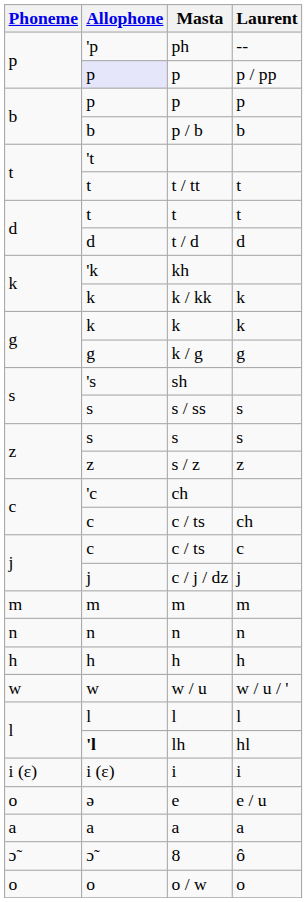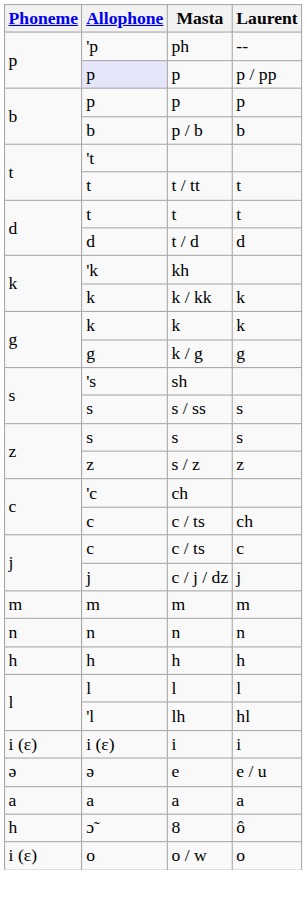- row: (189, 688)
(91, 744) bold -> (90, 716) normal
(13, 800) o -> (13, 772) ə
(13, 855) ɔ̃ -> (13, 827) h
(13, 883) o -> (23, 855) i (ɛ)
